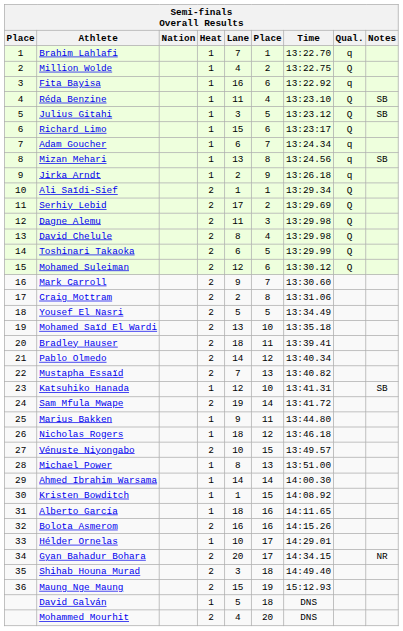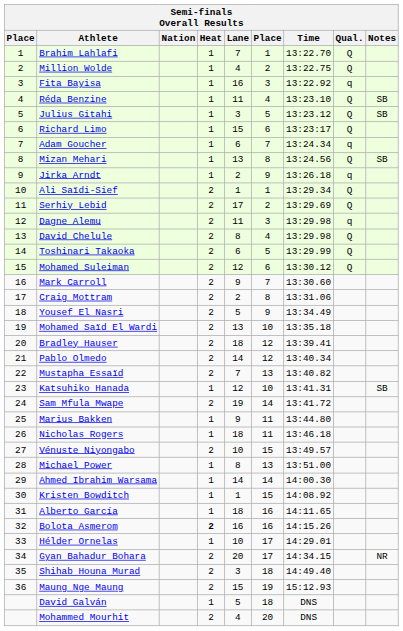(350, 53) q -> (350, 53) Q
(268, 84) 6 -> (268, 84) 3
(350, 160) q -> (350, 160) Q
(350, 221) Q -> (350, 221) q
(268, 313) 5 -> (268, 313) 9
(268, 343) 11 -> (268, 343) 12
(268, 435) 12 -> (268, 435) 11
(211, 526) normal -> (211, 526) bold
